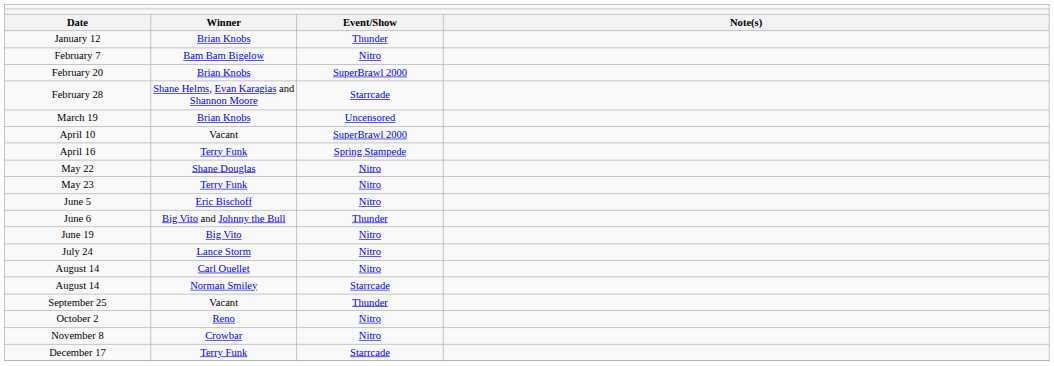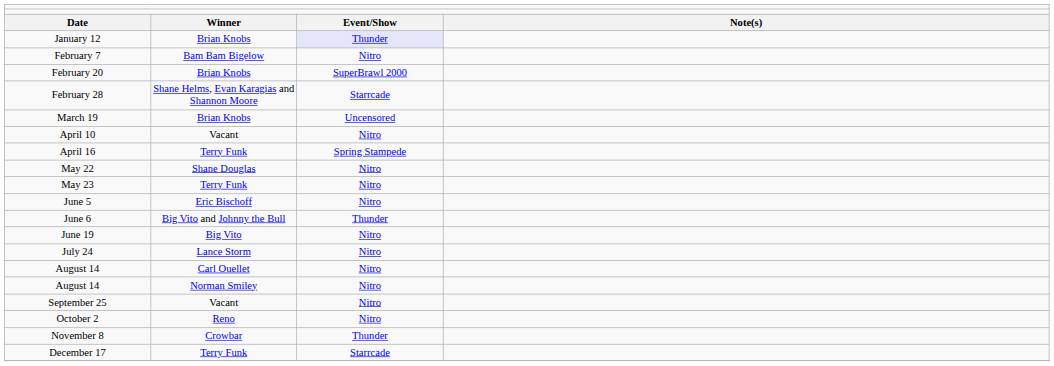(370, 39) no background -> (370, 39) lavender background
(370, 134) SuperBrawl 2000 -> (370, 134) Nitro
(370, 285) Starrcade -> (370, 285) Nitro
(370, 302) Thunder -> (370, 302) Nitro
(370, 335) Nitro -> (370, 335) Thunder
